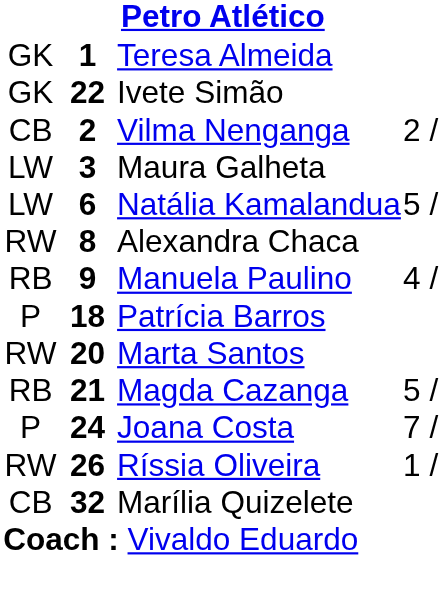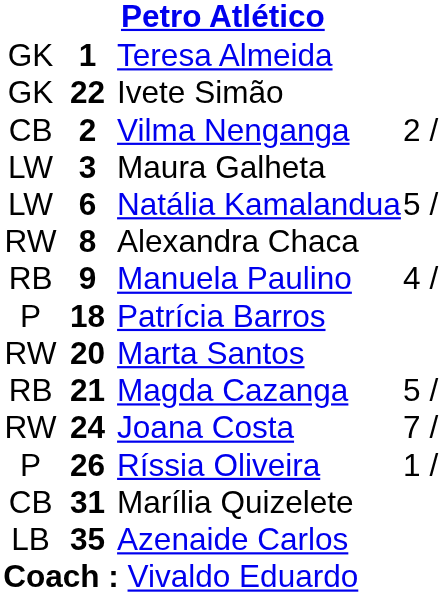(31, 427) P -> (31, 427) RW
(31, 465) RW -> (31, 465) P
(87, 502) 32 -> (87, 502) 31
+ row: (233, 539)
